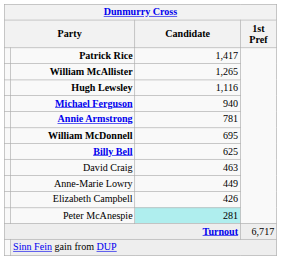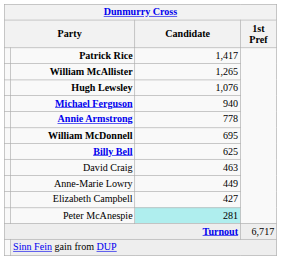(227, 87) 1,116 -> (227, 87) 1,076
(231, 119) 781 -> (231, 119) 778
(231, 199) 426 -> (231, 199) 427
